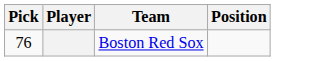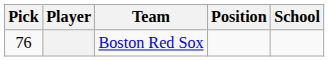+ column: (297, 17)
